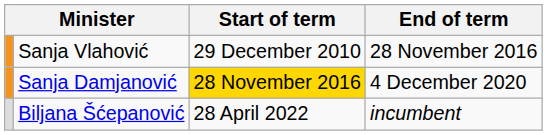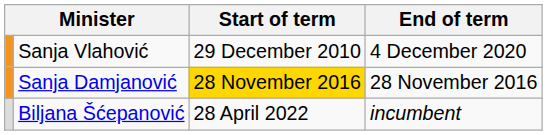(454, 51) 28 November 2016 -> (448, 51) 4 December 2020
(448, 82) 4 December 2020 -> (454, 82) 28 November 2016
